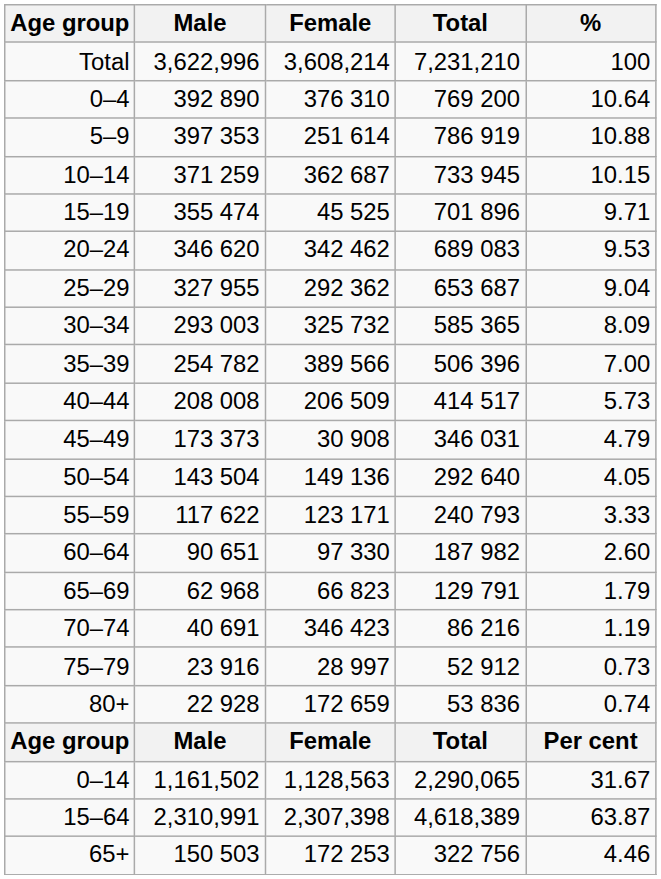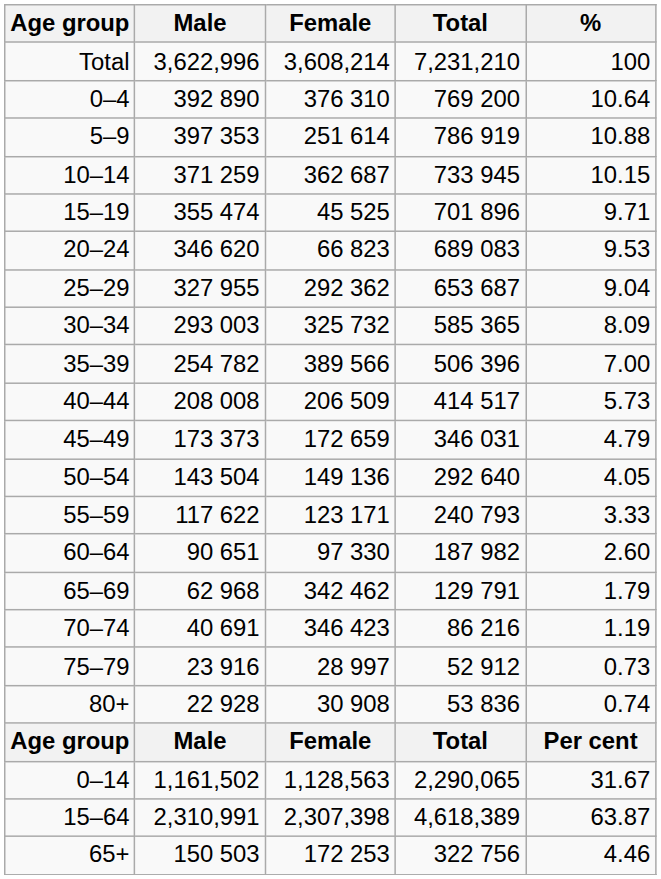(347, 250) 342 462 -> (353, 250) 66 823
(353, 439) 30 908 -> (347, 439) 172 659
(353, 590) 66 823 -> (347, 590) 342 462
(347, 703) 172 659 -> (353, 703) 30 908
